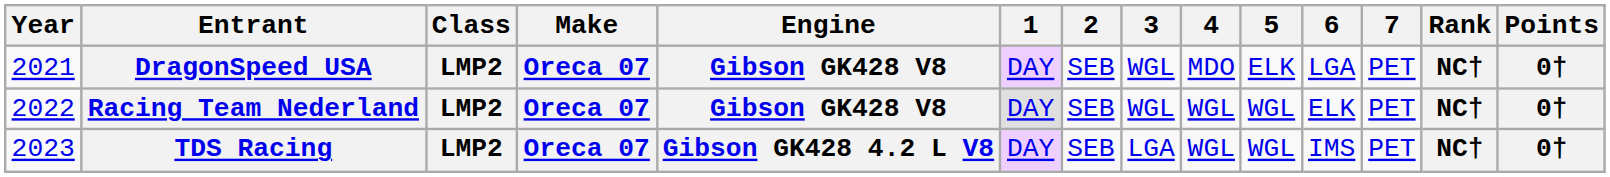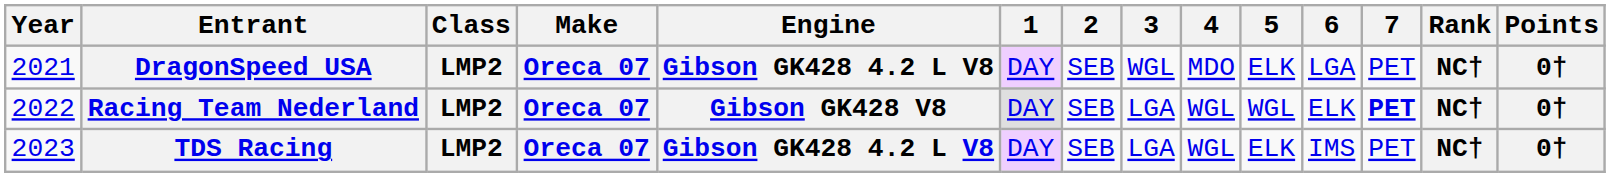(828, 67) Gibson GK428 V8 -> (828, 67) Gibson GK428 4.2 L V8
(1151, 109) WGL -> (1151, 109) LGA
(1392, 109) normal -> (1392, 109) bold
(1271, 150) WGL -> (1271, 150) ELK
